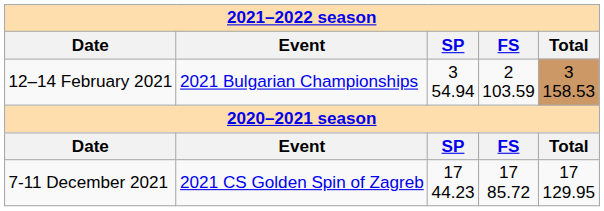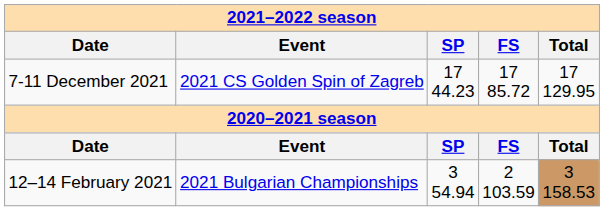rows swapped: (88, 182) <-> (90, 82)
